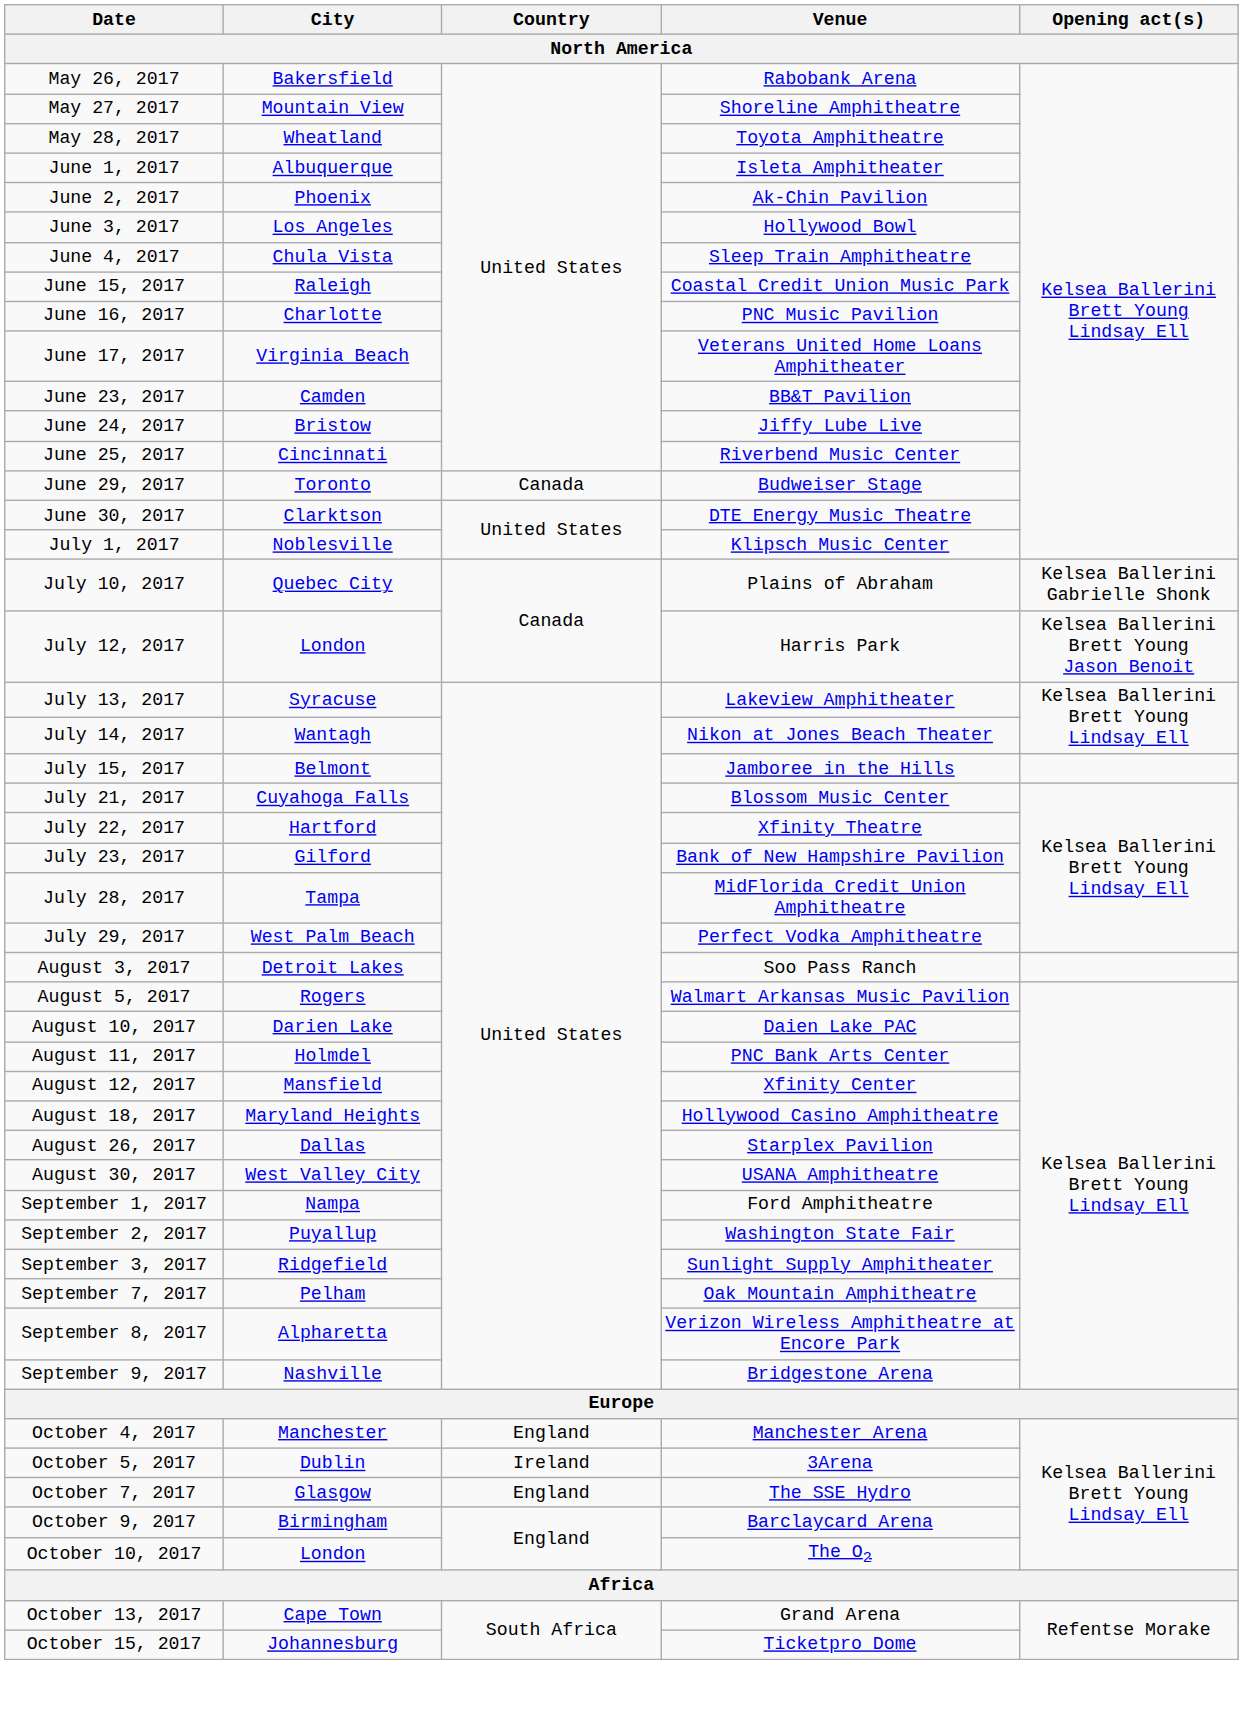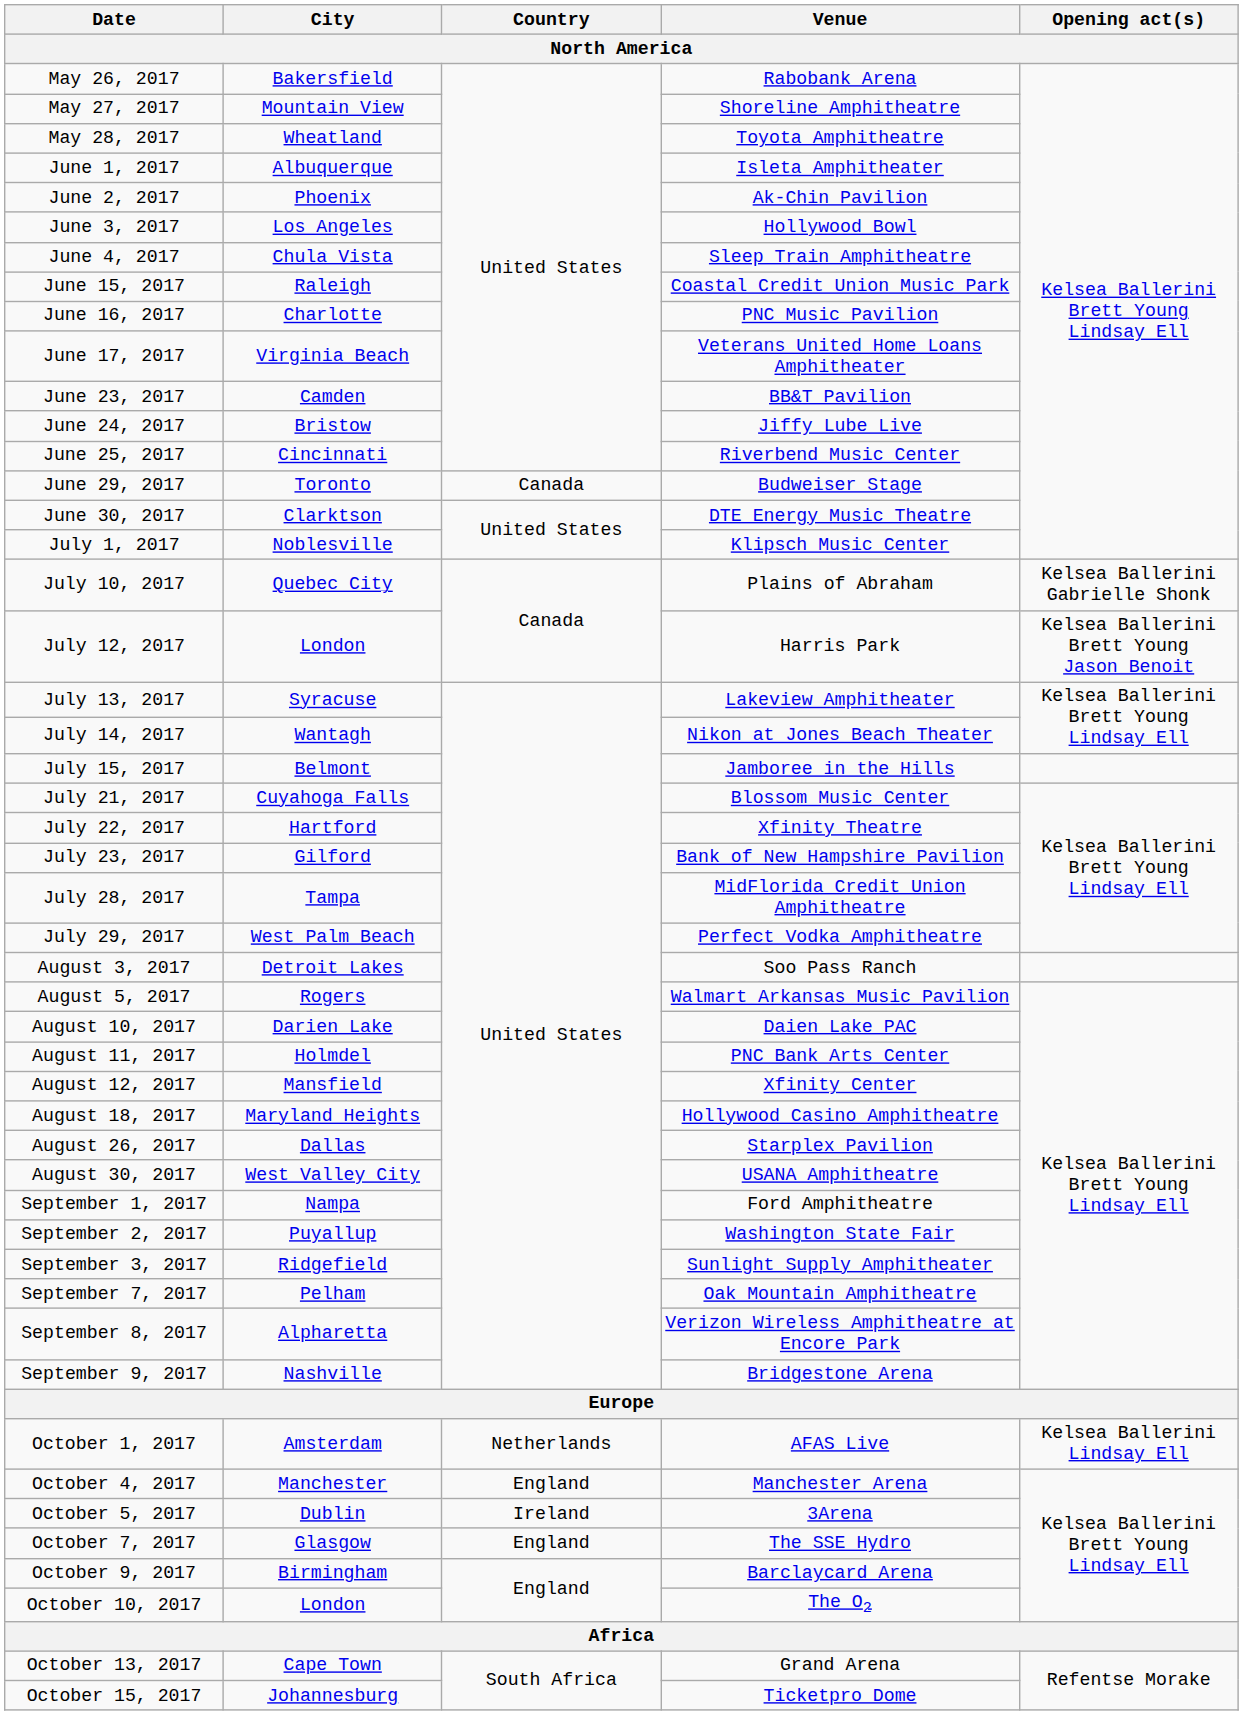+ row: (114, 1444)
